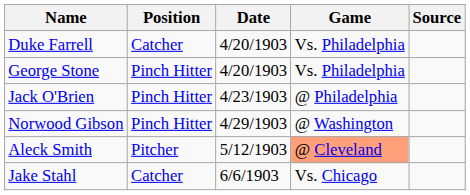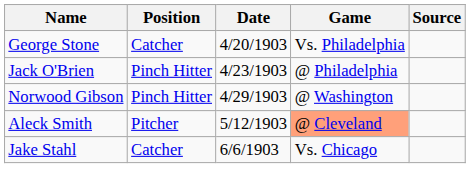- row: (51, 44)
(172, 70) Pinch Hitter -> (157, 44) Catcher
